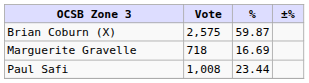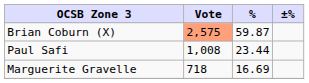(204, 32) no background -> (204, 32) lightsalmon background
rows swapped: (38, 69) <-> (72, 51)
